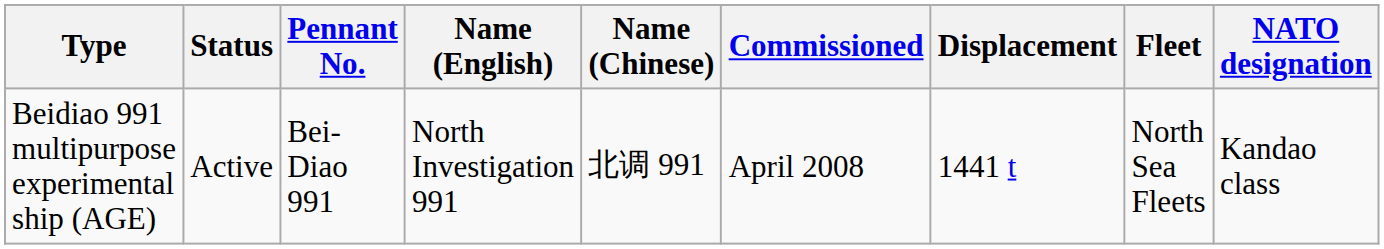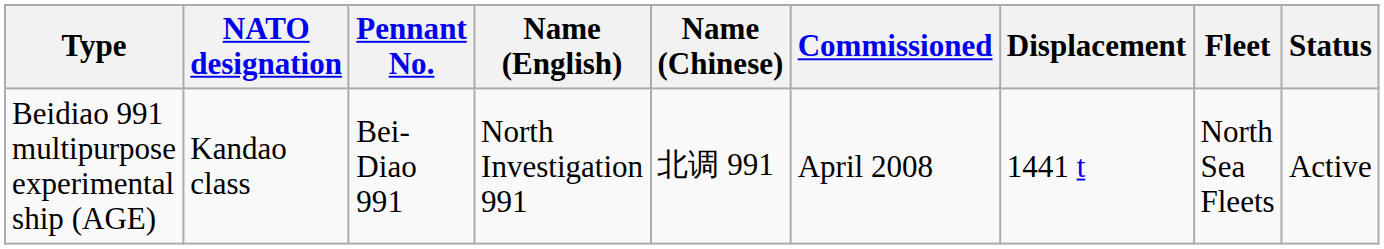columns swapped: (1296, 46) <-> (232, 46)
